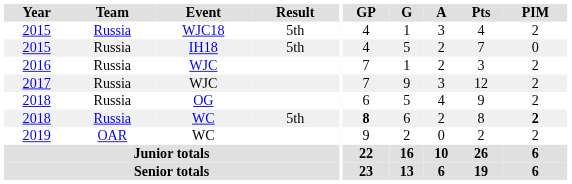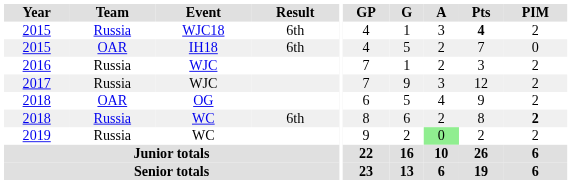(295, 30) 5th -> (295, 30) 6th
(481, 30) normal -> (481, 30) bold
(112, 48) Russia -> (112, 48) OAR
(295, 48) 5th -> (295, 48) 6th
(112, 100) Russia -> (112, 100) OAR
(295, 118) 5th -> (295, 118) 6th
(366, 118) bold -> (366, 118) normal
(112, 136) OAR -> (112, 136) Russia
(441, 136) no background -> (441, 136) lightgreen background
